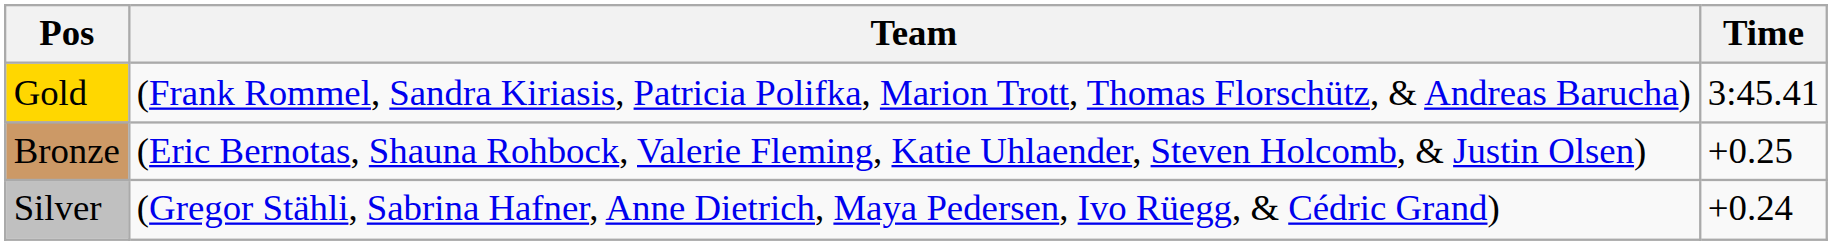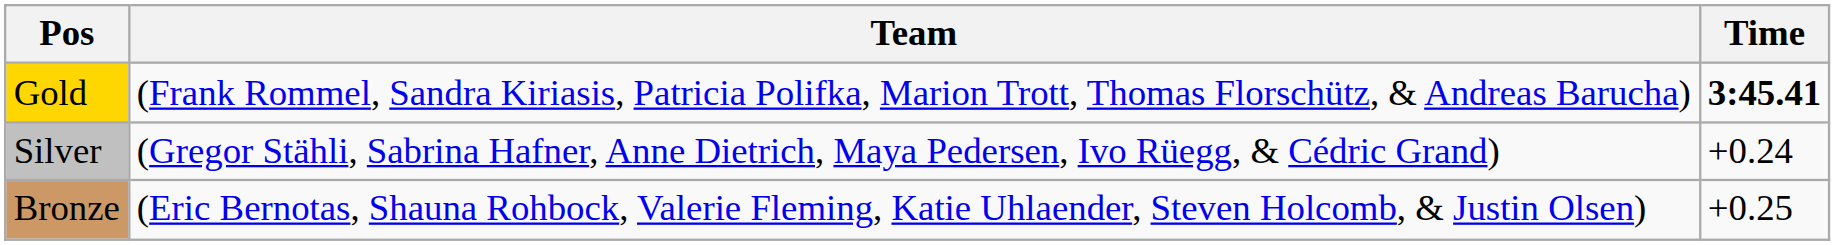(1764, 92) normal -> (1765, 92) bold
rows swapped: (58, 208) <-> (67, 150)
